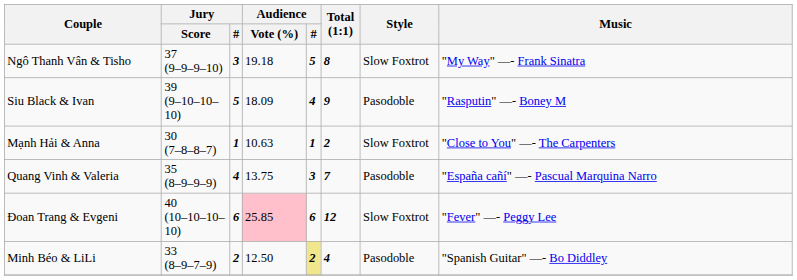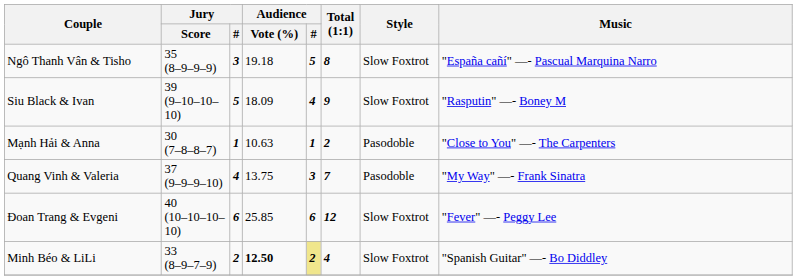(194, 61) 37 (9–9–9–10) -> (190, 61) 35 (8–9–9–9)
(513, 61) "My Way" —- Frank Sinatra -> (549, 61) "España cañí" —- Pascual Marquina Narro
(389, 101) Pasodoble -> (396, 101) Slow Foxtrot
(396, 142) Slow Foxtrot -> (389, 142) Pasodoble
(190, 176) 35 (8–9–9–9) -> (194, 176) 37 (9–9–9–10)
(549, 176) "España cañí" —- Pascual Marquina Narro -> (513, 176) "My Way" —- Frank Sinatra
(259, 217) pink background -> (259, 217) no background
(259, 258) normal -> (259, 258) bold
(389, 258) Pasodoble -> (396, 258) Slow Foxtrot
